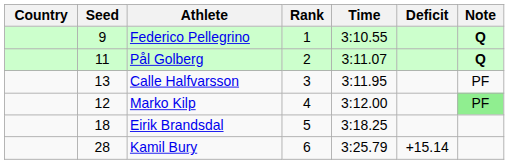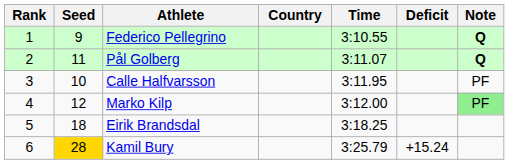columns swapped: (307, 15) <-> (41, 15)
(102, 81) 13 -> (79, 81) 10
(102, 147) no background -> (79, 147) gold background
(427, 147) +15.14 -> (427, 147) +15.24
